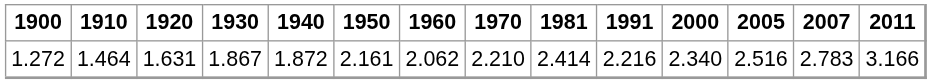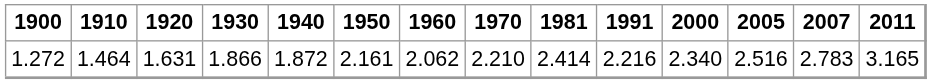(235, 58) 1.867 -> (235, 58) 1.866
(892, 58) 3.166 -> (892, 58) 3.165
